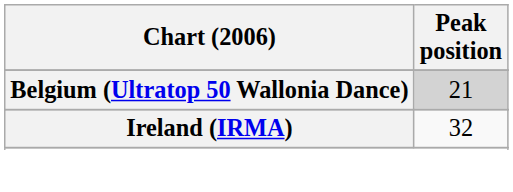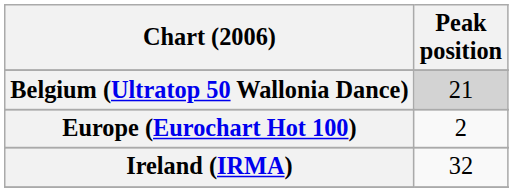+ row: (209, 128)
